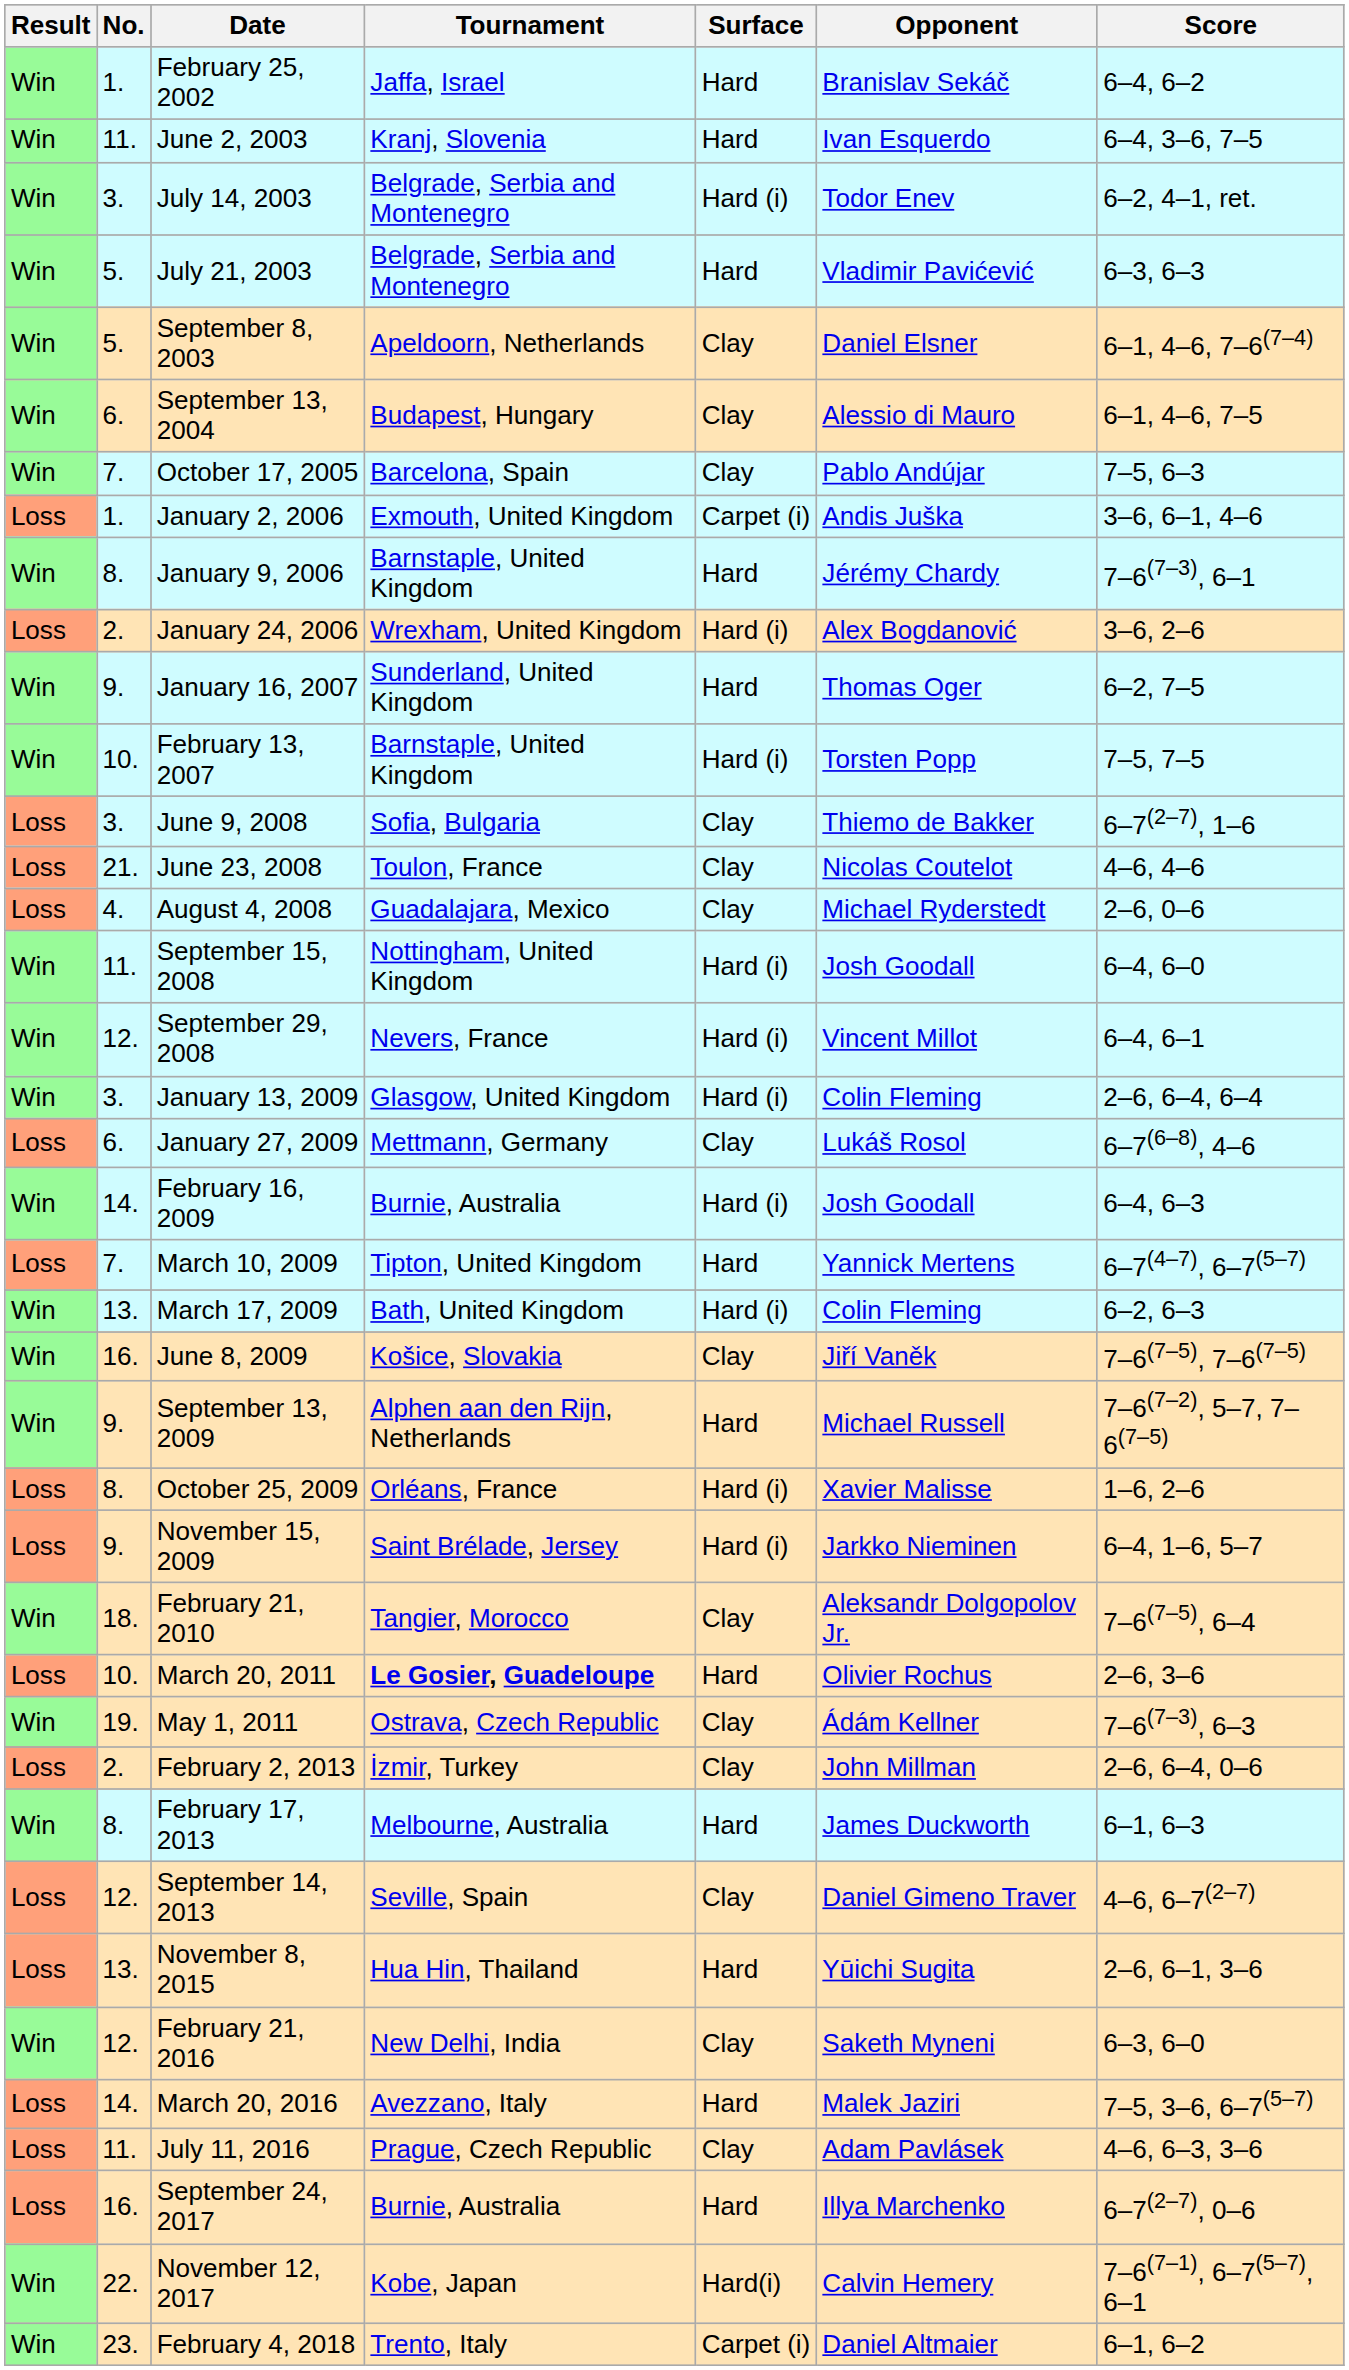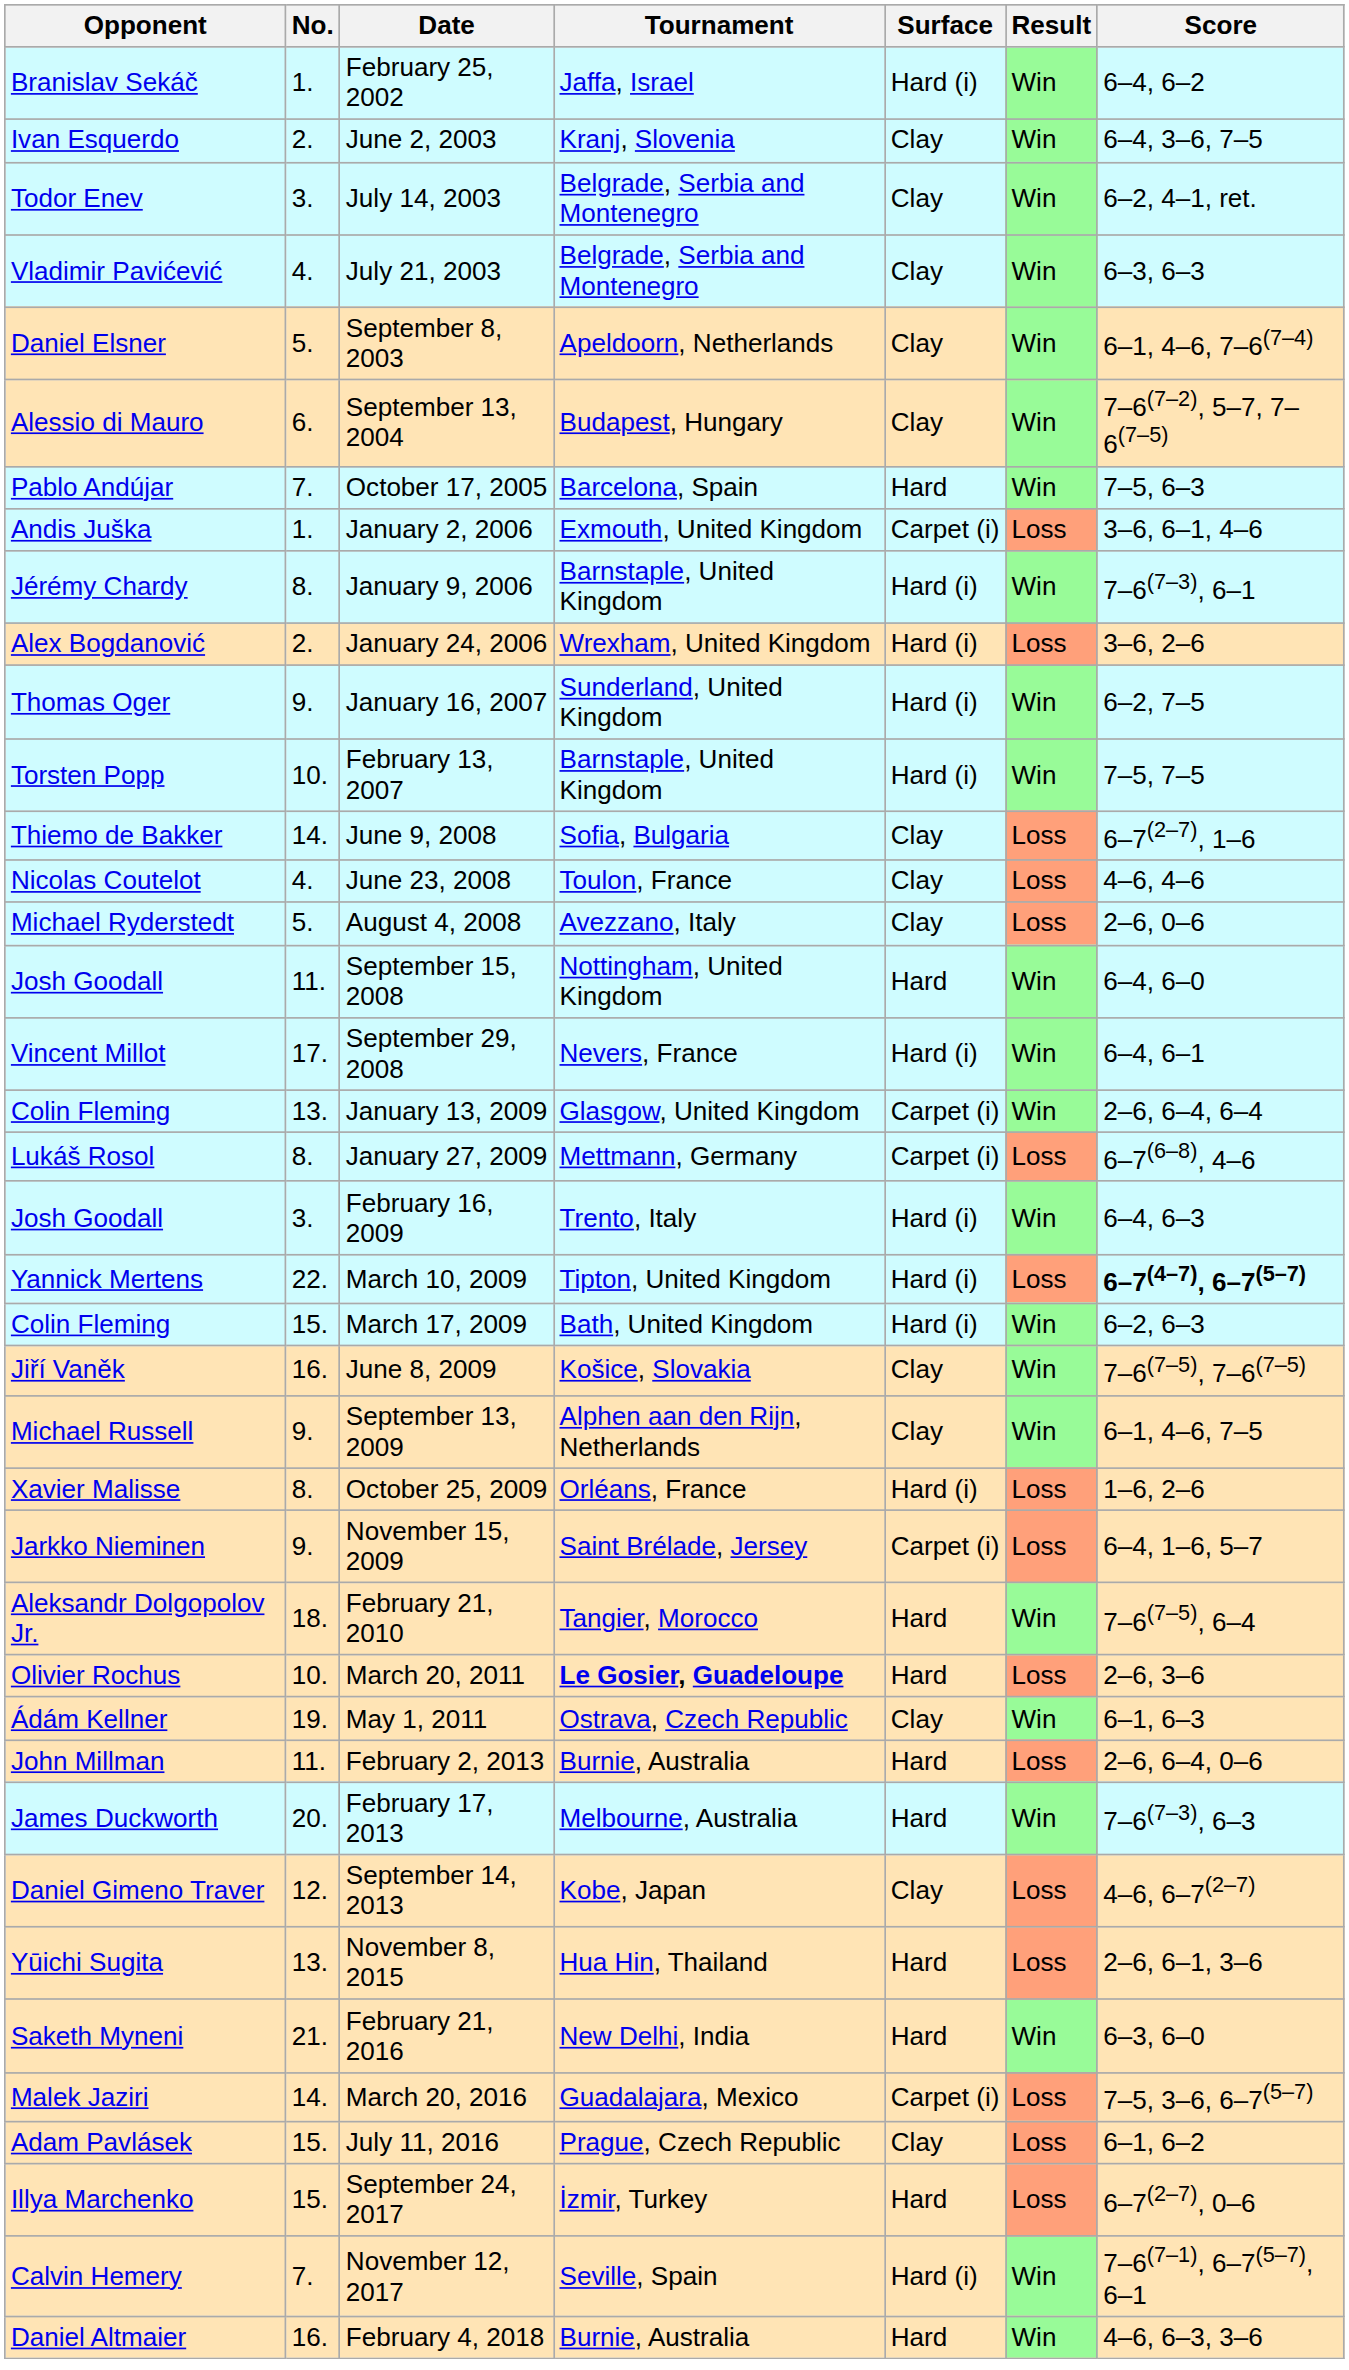columns swapped: (51, 25) <-> (957, 25)
(730, 82) Hard -> (934, 82) Hard (i)
(120, 140) 11. -> (303, 140) 2.
(730, 140) Hard -> (917, 140) Clay
(745, 197) Hard (i) -> (917, 197) Clay
(114, 270) 5. -> (303, 270) 4.
(730, 270) Hard -> (917, 270) Clay
(1183, 415) 6–1, 4–6, 7–5 -> (1201, 422) 7–6(7–2), 5–7, 7–6(7–5)
(728, 472) Clay -> (919, 486) Hard
(730, 572) Hard -> (934, 586) Hard (i)
(730, 687) Hard -> (934, 701) Hard (i)
(114, 820) 3. -> (310, 834) 14.
(121, 866) 21. -> (303, 880) 4.
(114, 908) 4. -> (303, 922) 5.
(490, 908) Guadalajara, Mexico -> (648, 922) Avezzano, Italy
(745, 966) Hard (i) -> (919, 980) Hard
(121, 1038) 12. -> (310, 1052) 17.
(114, 1096) 3. -> (310, 1110) 13.
(745, 1096) Hard (i) -> (945, 1110) Carpet (i)
(114, 1142) 6. -> (303, 1156) 8.
(728, 1142) Clay -> (945, 1156) Carpet (i)
(121, 1203) 14. -> (303, 1217) 3.
(465, 1203) Burnie, Australia -> (628, 1217) Trento, Italy
(114, 1263) 7. -> (310, 1277) 22.
(730, 1263) Hard -> (934, 1277) Hard (i)
(1205, 1263) normal -> (1205, 1277) bold
(121, 1309) 13. -> (310, 1323) 15.
(730, 1423) Hard -> (917, 1430) Clay
(1201, 1423) 7–6(7–2), 5–7, 7–6(7–5) -> (1183, 1430) 6–1, 4–6, 7–5
(745, 1545) Hard (i) -> (945, 1545) Carpet (i)
(728, 1617) Clay -> (919, 1617) Hard
(1179, 1721) 7–6(7–3), 6–3 -> (1154, 1717) 6–1, 6–3
(114, 1767) 2. -> (309, 1760) 11.
(444, 1767) İzmir, Turkey -> (654, 1760) Burnie, Australia
(728, 1767) Clay -> (919, 1760) Hard
(114, 1824) 8. -> (310, 1817) 20.
(1154, 1824) 6–1, 6–3 -> (1179, 1817) 7–6(7–3), 6–3
(449, 1897) Seville, Spain -> (633, 1890) Kobe, Japan
(121, 2042) 12. -> (310, 2035) 21.
(728, 2042) Clay -> (919, 2035) Hard
(459, 2103) Avezzano, Italy -> (679, 2096) Guadalajara, Mexico
(730, 2103) Hard -> (945, 2096) Carpet (i)
(120, 2148) 11. -> (310, 2141) 15.
(1183, 2148) 4–6, 6–3, 3–6 -> (1154, 2141) 6–1, 6–2
(121, 2206) 16. -> (310, 2199) 15.
(465, 2206) Burnie, Australia -> (633, 2199) İzmir, Turkey
(121, 2282) 22. -> (303, 2275) 7.
(444, 2282) Kobe, Japan -> (638, 2275) Seville, Spain
(741, 2282) Hard(i) -> (934, 2275) Hard (i)
(121, 2343) 23. -> (310, 2336) 16.
(439, 2343) Trento, Italy -> (654, 2336) Burnie, Australia
(756, 2343) Carpet (i) -> (919, 2336) Hard
(1154, 2343) 6–1, 6–2 -> (1183, 2336) 4–6, 6–3, 3–6
